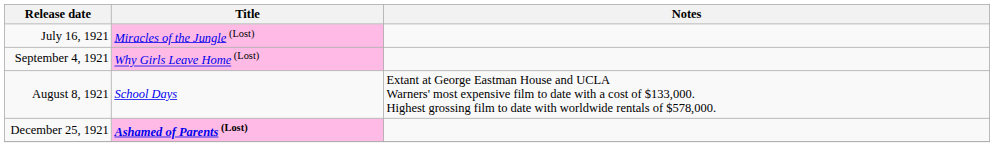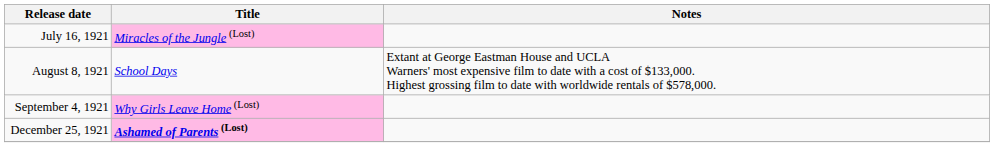rows swapped: (70, 94) <-> (62, 59)
